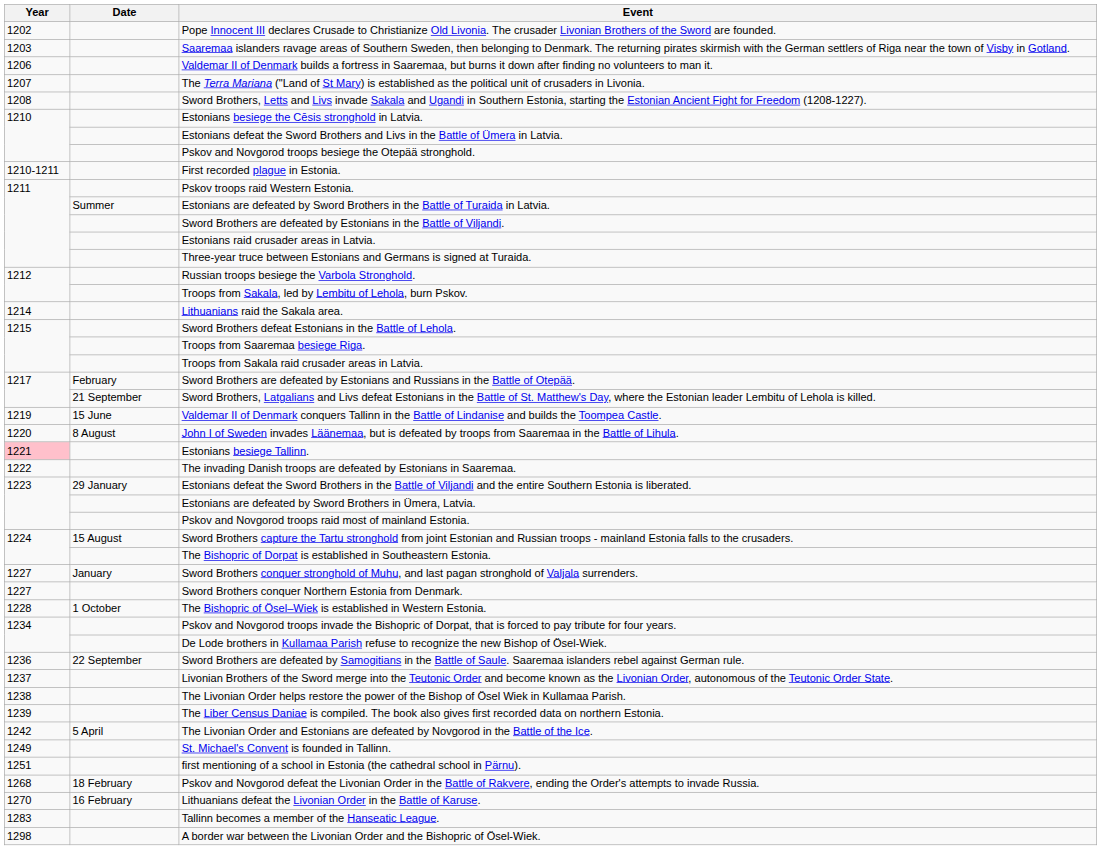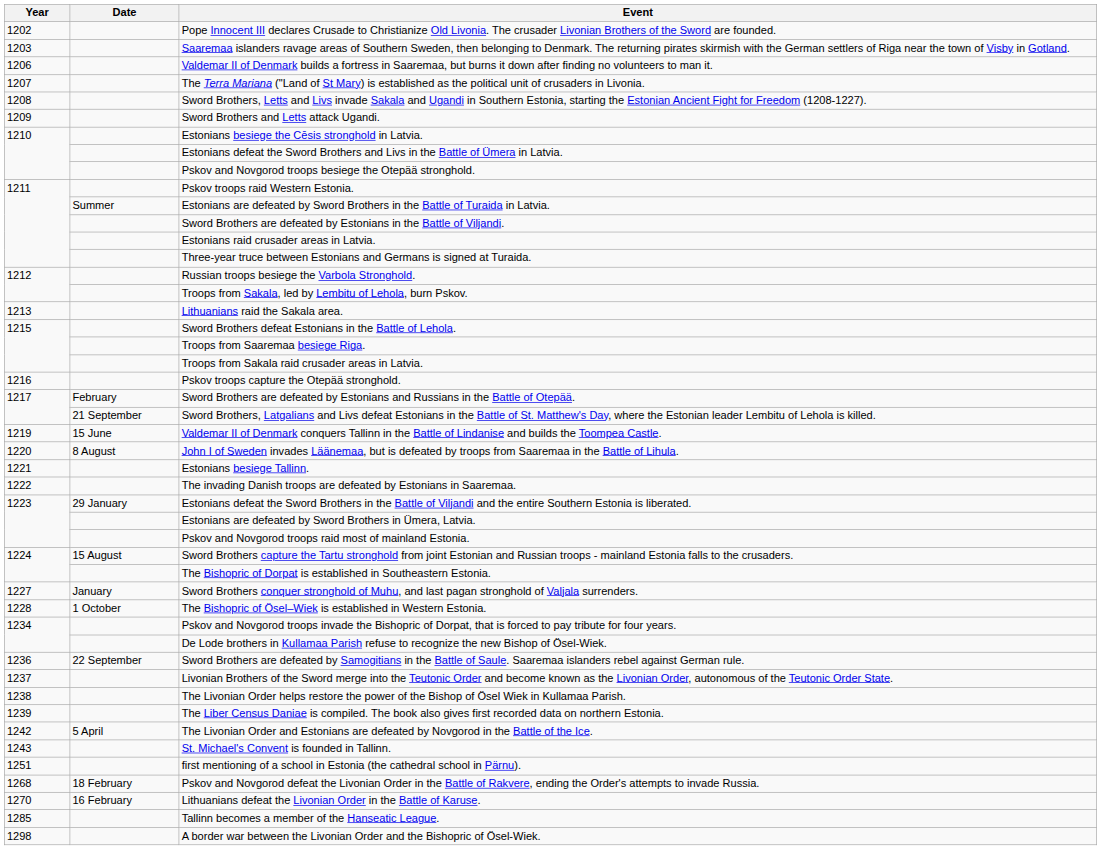+ row: (281, 118)
- row: (261, 170)
(19, 310) 1214 -> (19, 310) 1213
+ row: (291, 380)
(19, 450) pink background -> (19, 468) no background
- row: (322, 591)
(19, 748) 1249 -> (19, 748) 1243
(19, 818) 1283 -> (19, 818) 1285
